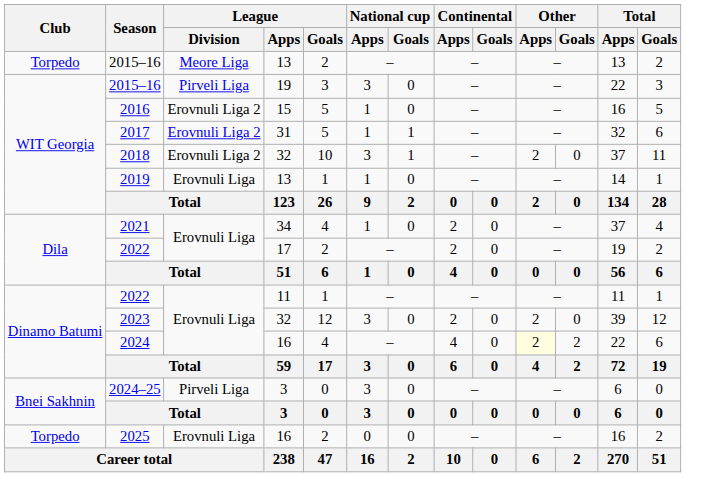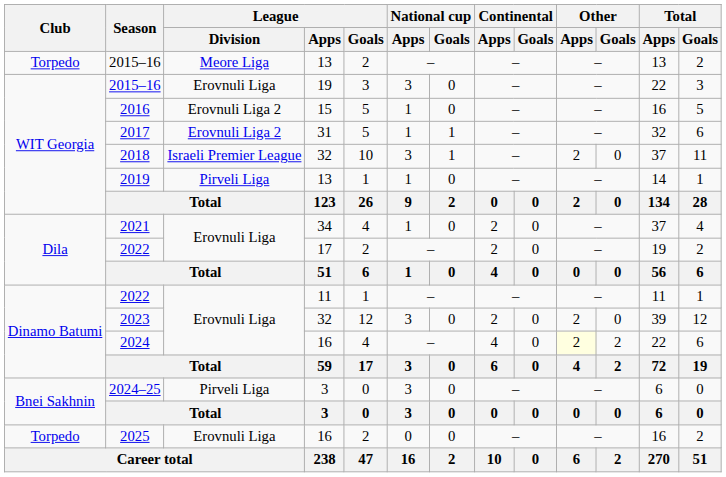(214, 86) Pirveli Liga -> (234, 86) Erovnuli Liga
(214, 156) Erovnuli Liga 2 -> (234, 156) Israeli Premier League
(214, 179) Erovnuli Liga -> (234, 179) Pirveli Liga
